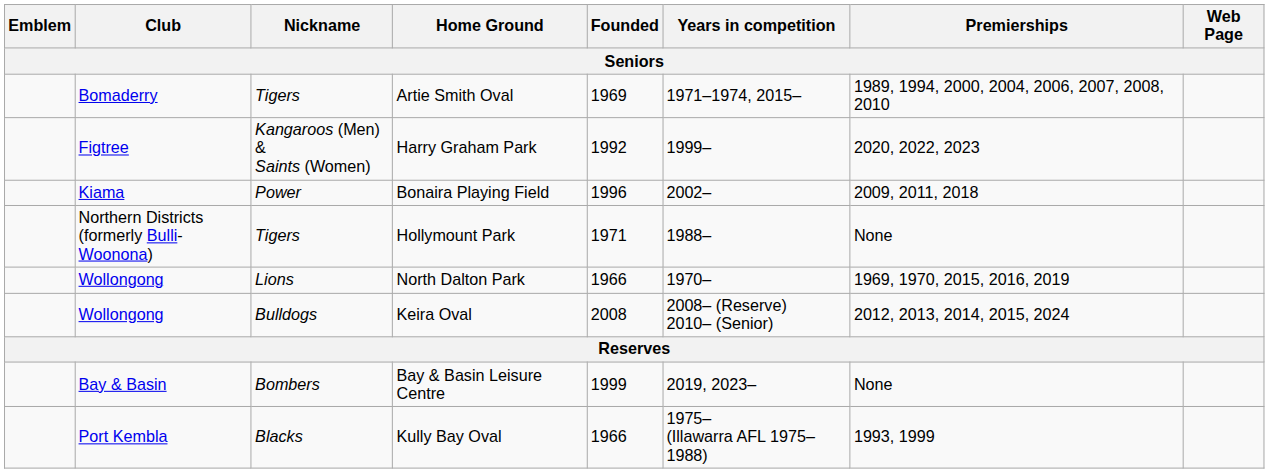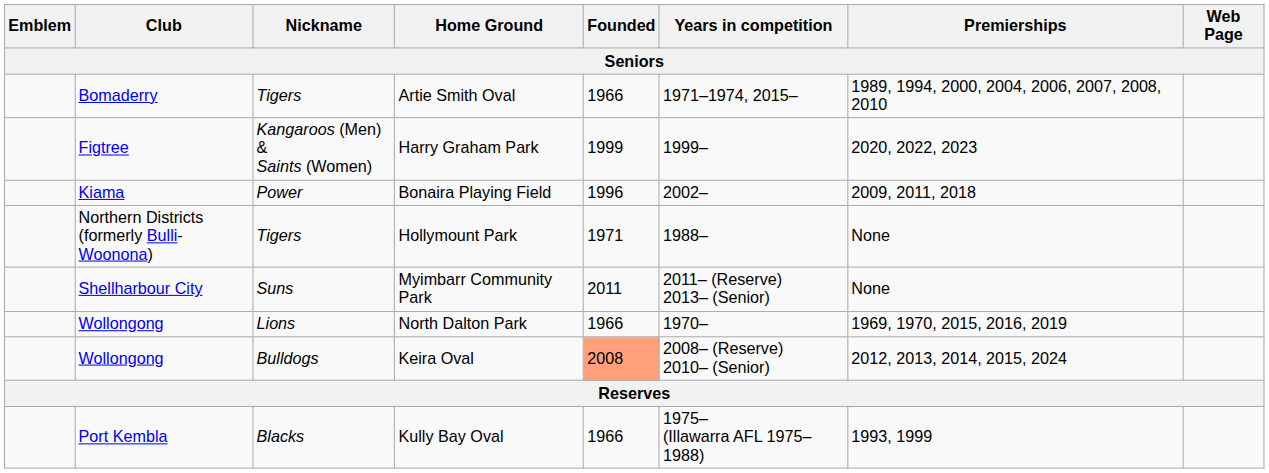(609, 95) 1969 -> (605, 95) 1966
(609, 148) 1992 -> (605, 148) 1999
+ row: (475, 289)
(609, 314) no background -> (605, 358) lightsalmon background
- row: (469, 384)
